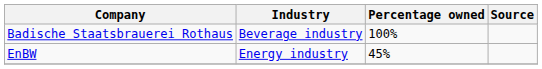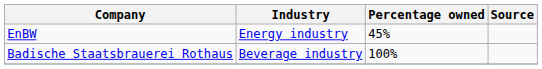rows swapped: (22, 54) <-> (120, 34)
